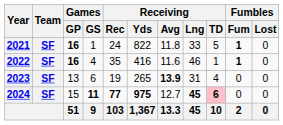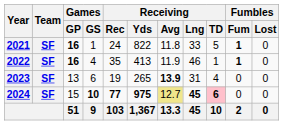(142, 62) 416 -> (142, 62) 413
(170, 62) 11.6 -> (170, 62) 11.9
(93, 95) 11 -> (93, 95) 10
(170, 95) no background -> (170, 95) khaki background
